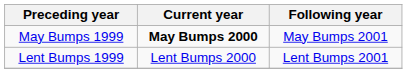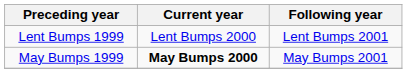rows swapped: (71, 36) <-> (71, 57)
